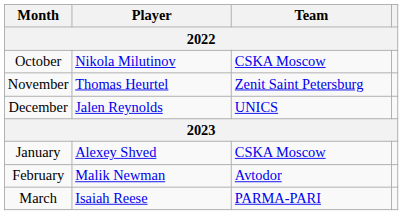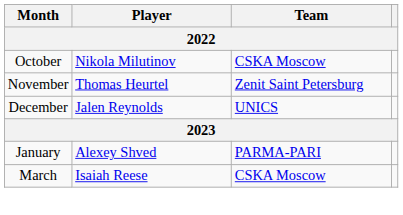(280, 152) CSKA Moscow -> (278, 152) PARMA-PARI
- row: (38, 175)
(278, 198) PARMA-PARI -> (280, 175) CSKA Moscow
